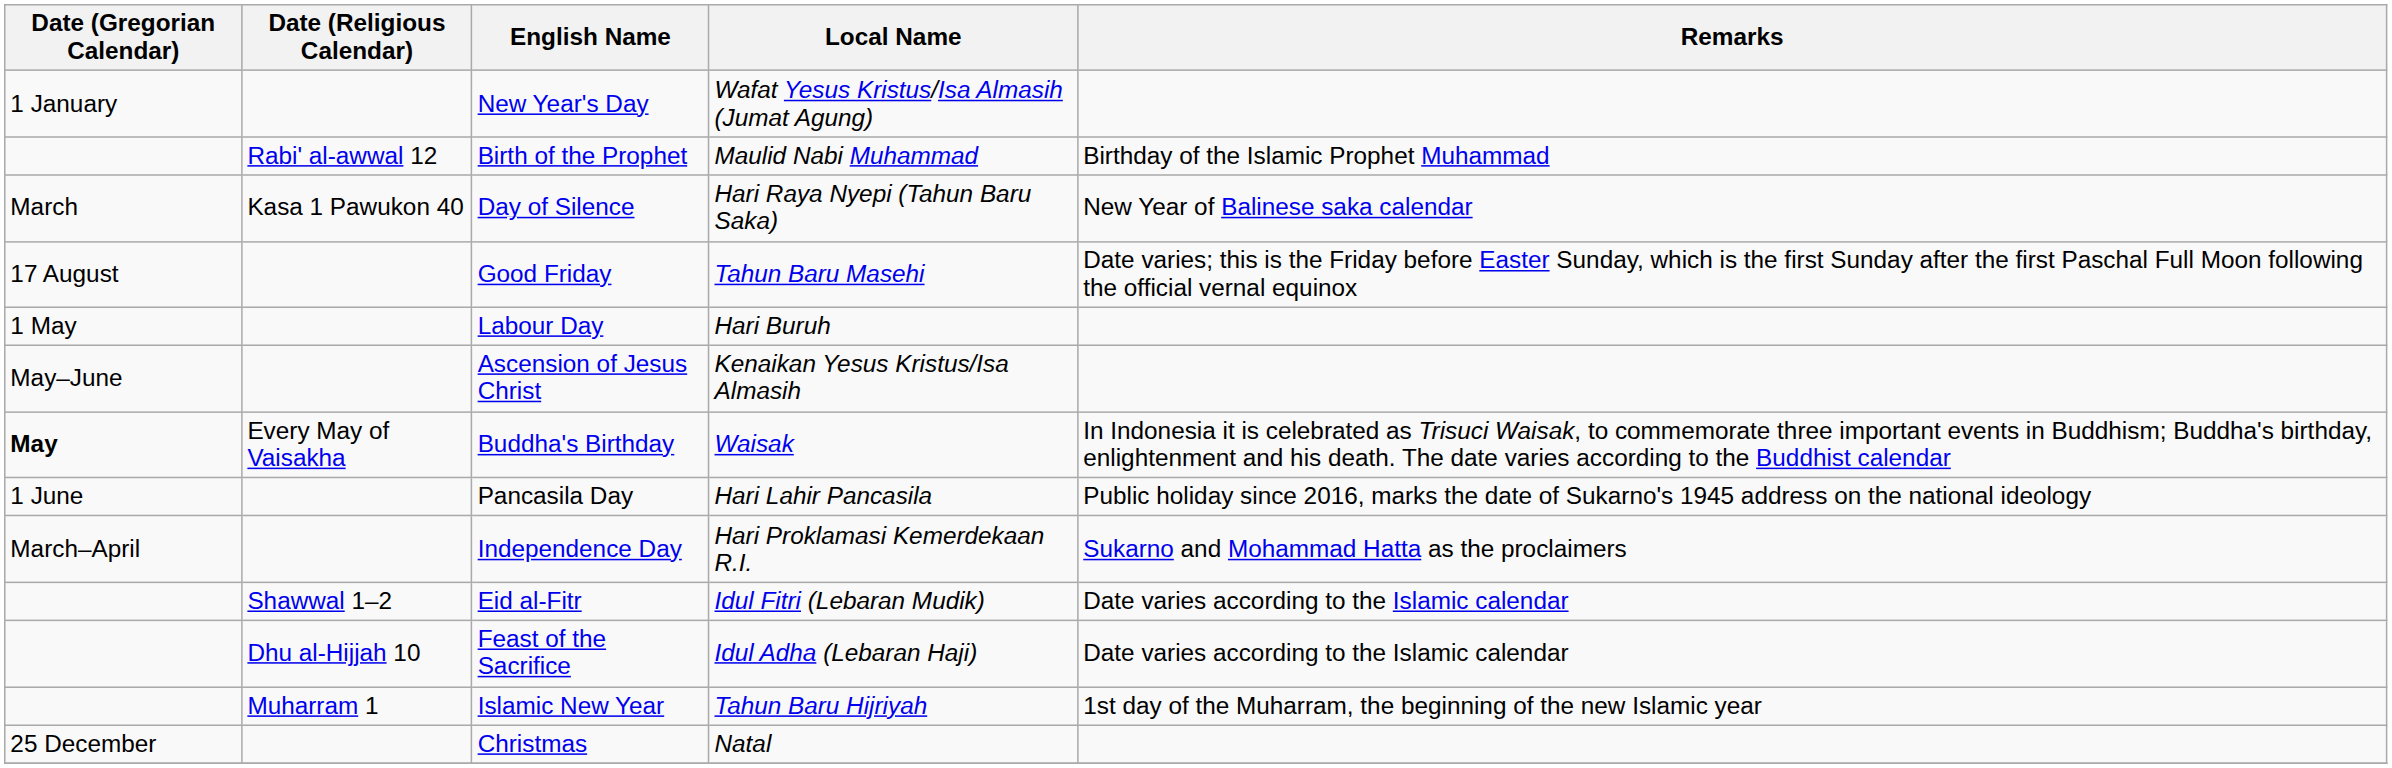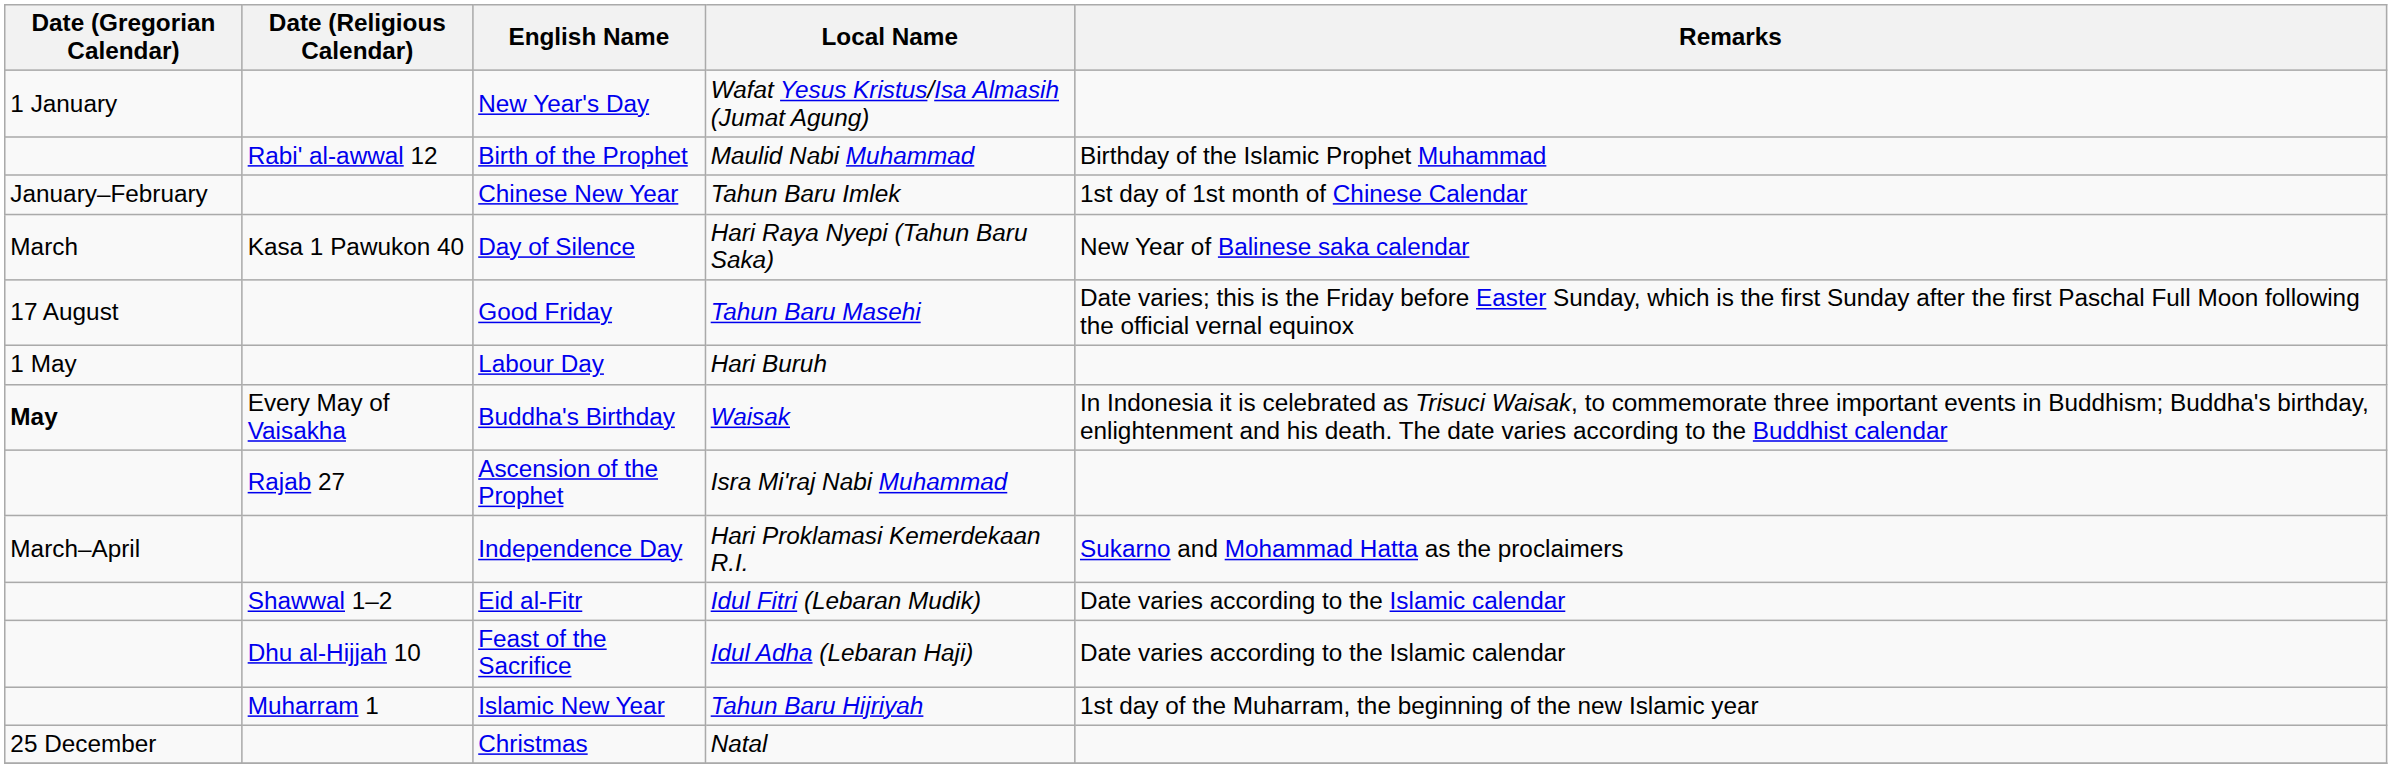+ row: (578, 194)
- row: (582, 378)
+ row: (568, 482)
- row: (555, 496)
